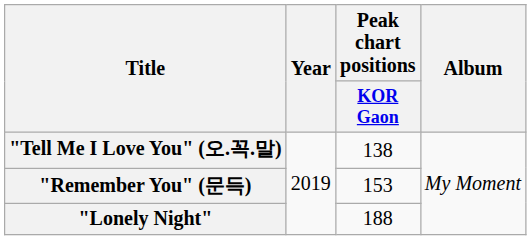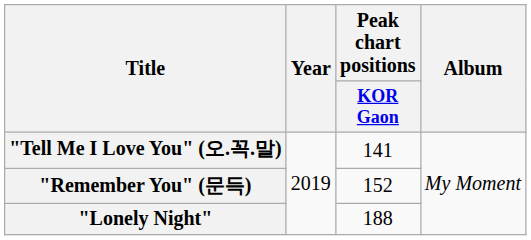(378, 149) 138 -> (378, 149) 141
(378, 185) 153 -> (378, 185) 152
